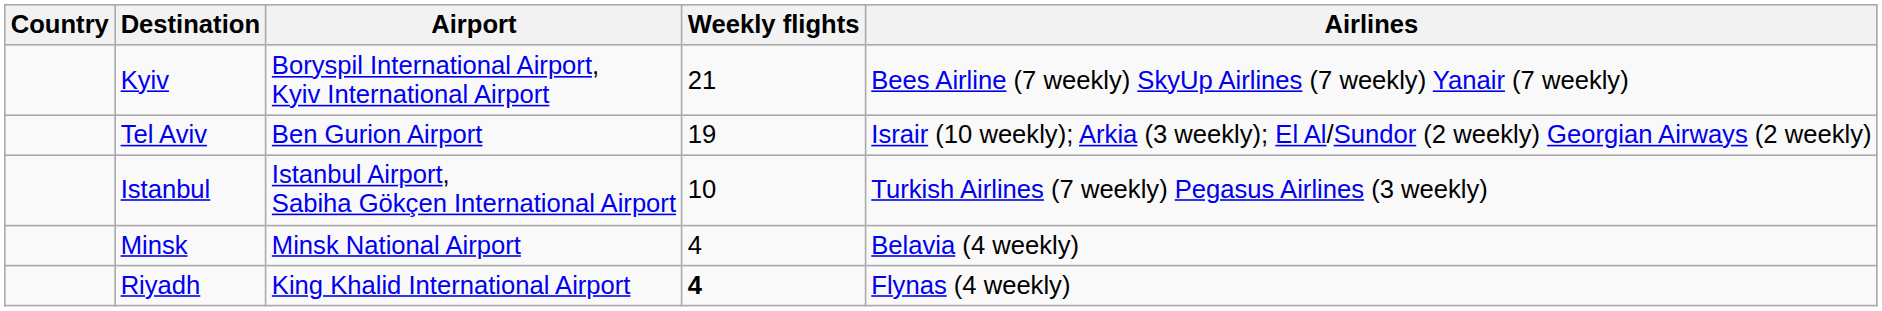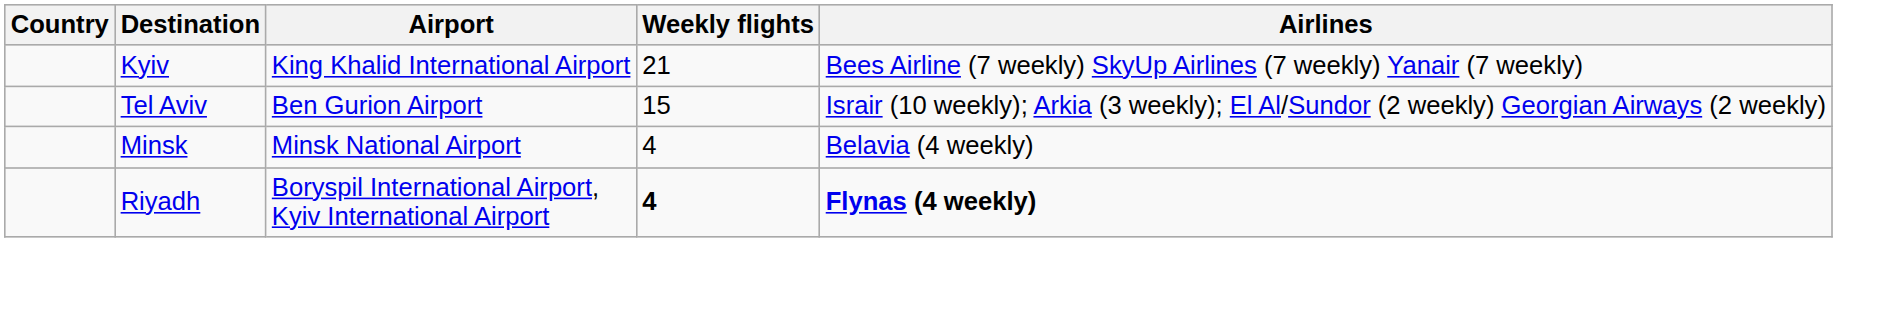(435, 79) Boryspil International Airport, Kyiv International Airport -> (451, 65) King Khalid International Airport
(702, 134) 19 -> (656, 106) 15
- row: (165, 189)
(451, 285) King Khalid International Airport -> (435, 201) Boryspil International Airport, Kyiv International Airport
(971, 285) normal -> (931, 201) bold
